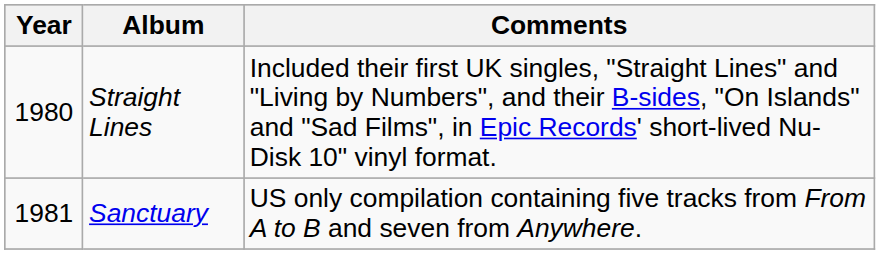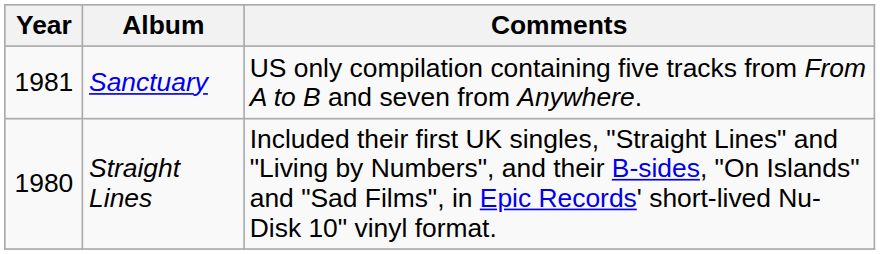rows swapped: (135, 111) <-> (149, 213)
